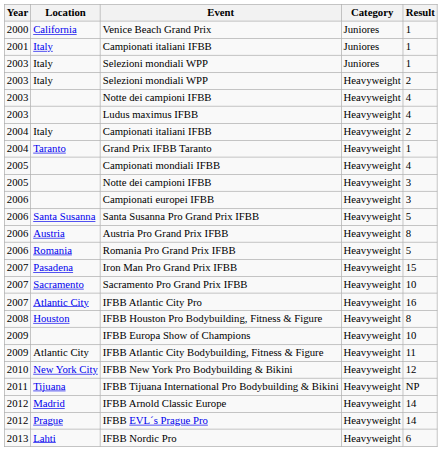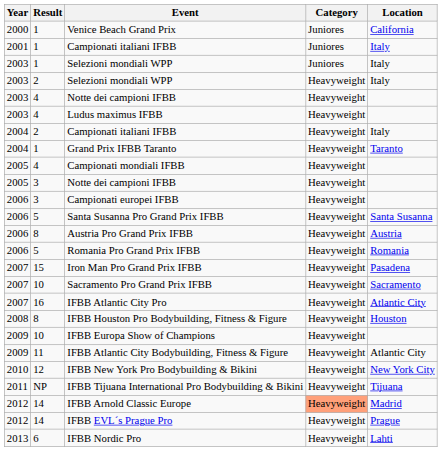columns swapped: (65, 13) <-> (420, 13)
(372, 404) no background -> (337, 404) lightsalmon background
